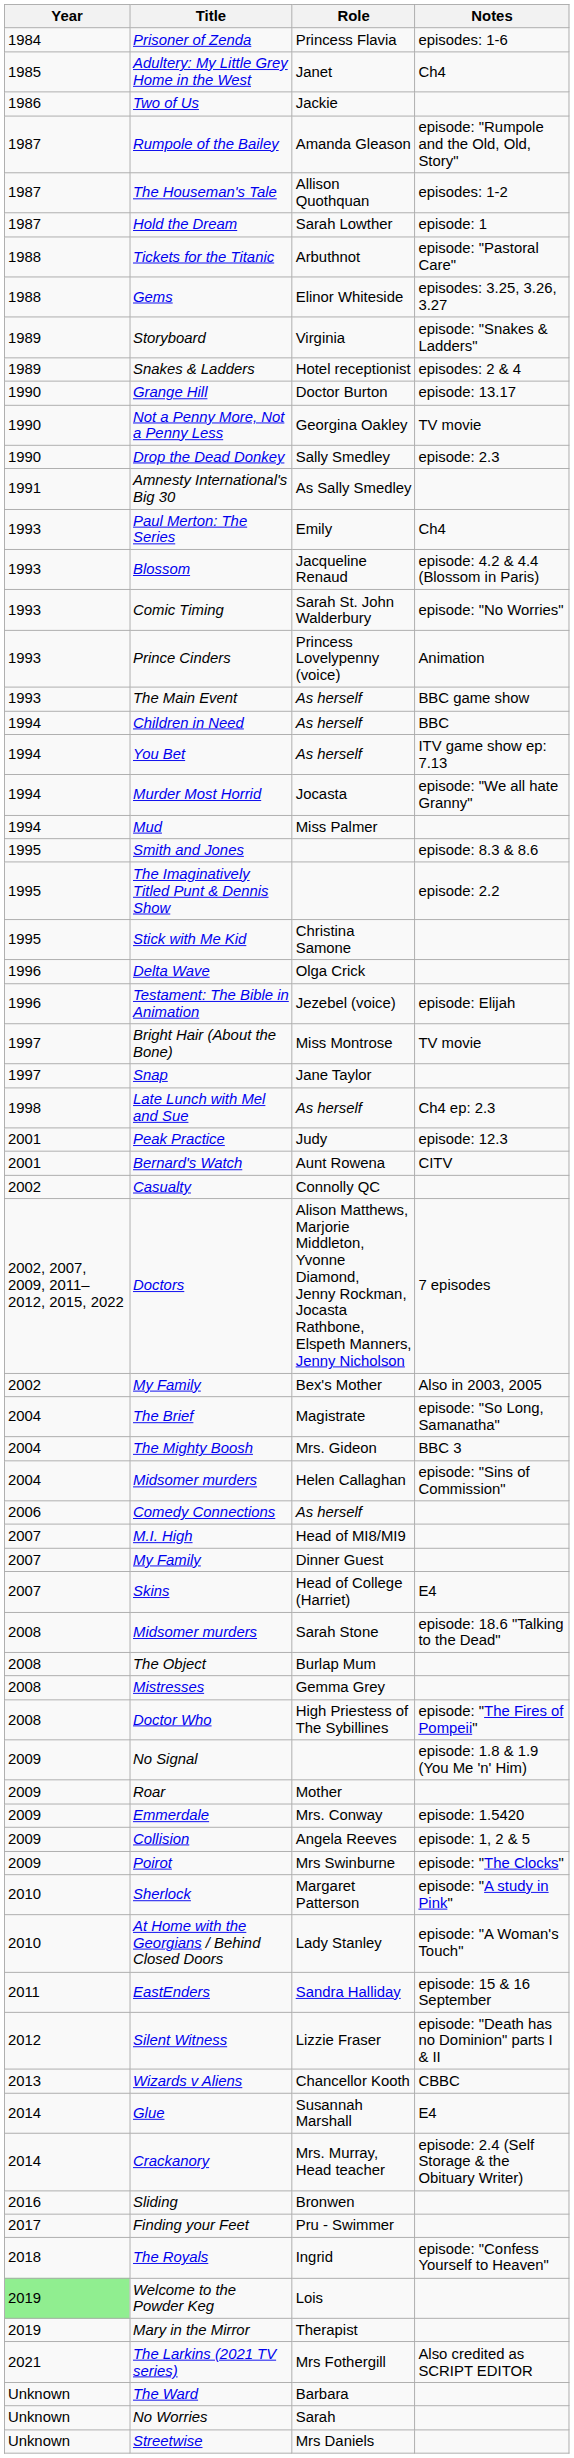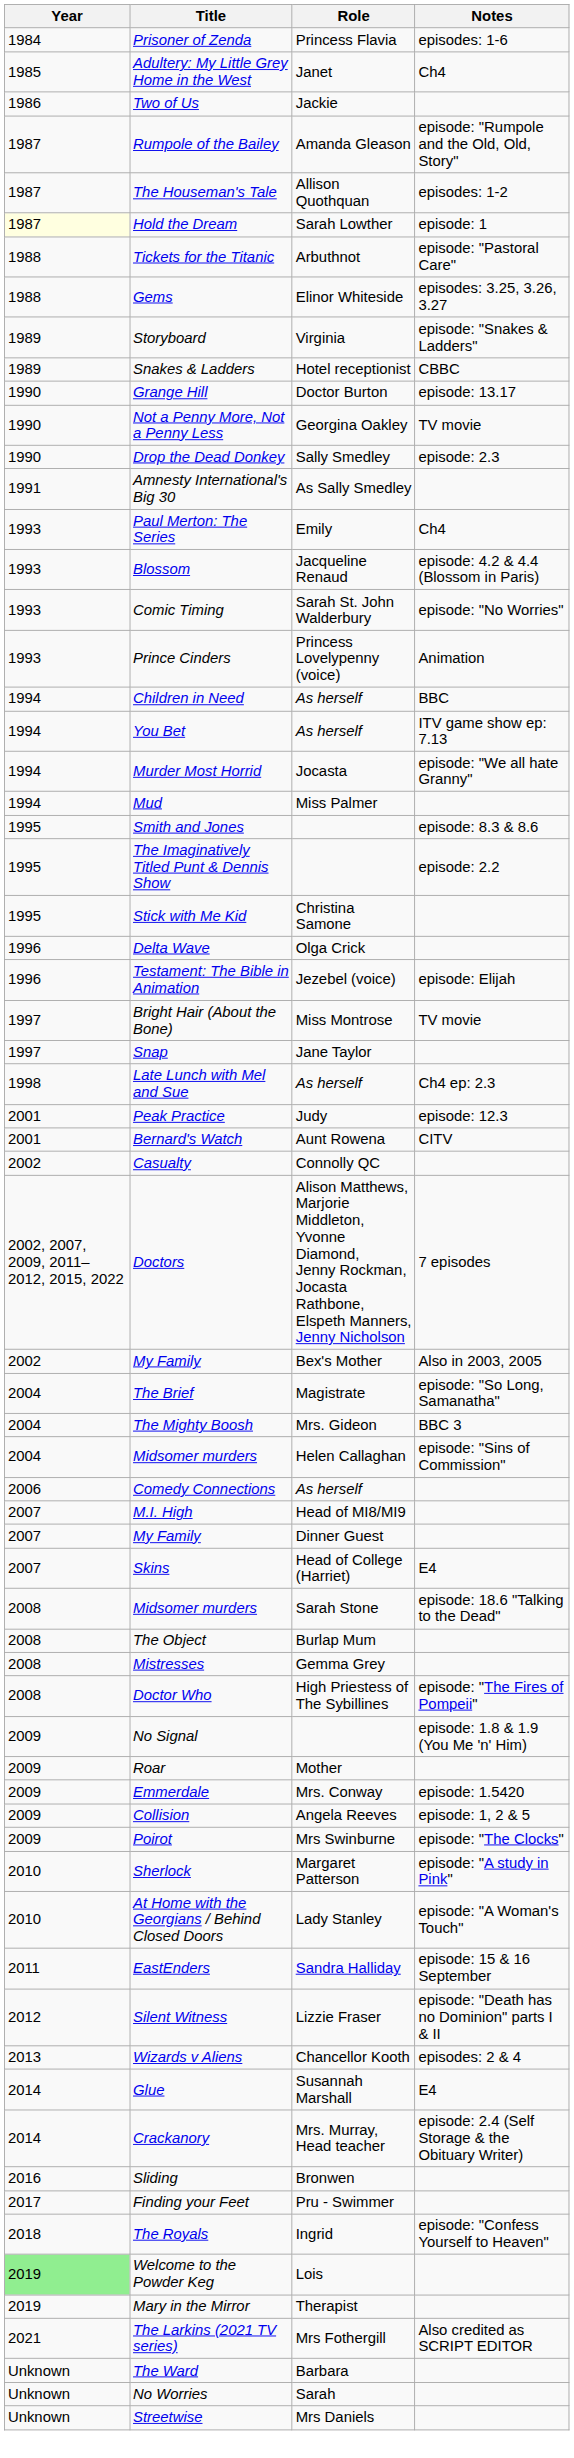(24, 224) no background -> (24, 224) lightyellow background
(470, 369) episodes: 2 & 4 -> (439, 369) CBBC
- row: (185, 699)
(439, 2081) CBBC -> (470, 2057) episodes: 2 & 4
